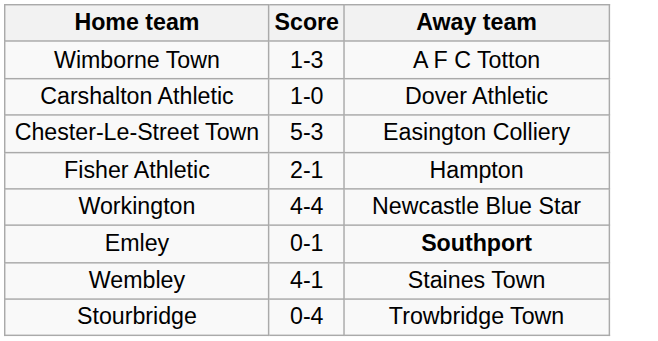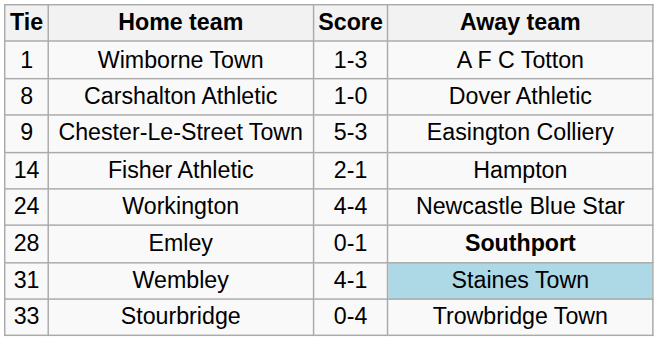+ column: (27, 22)
(477, 280) no background -> (520, 280) lightblue background
